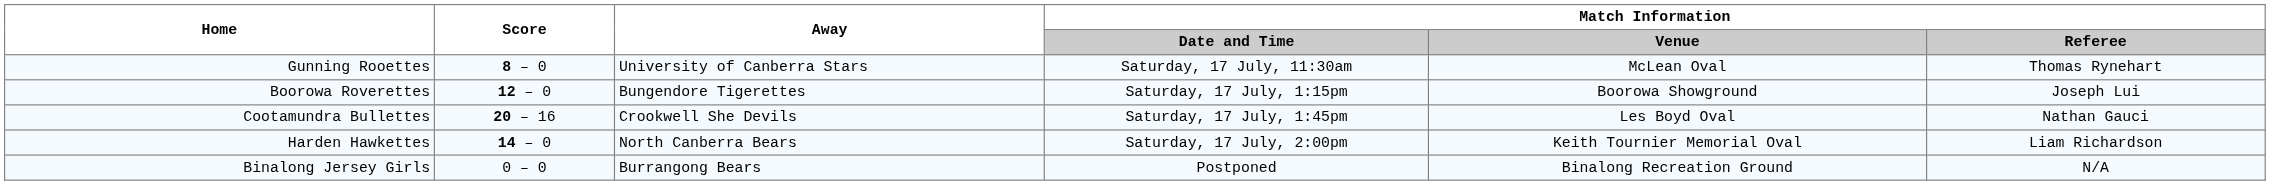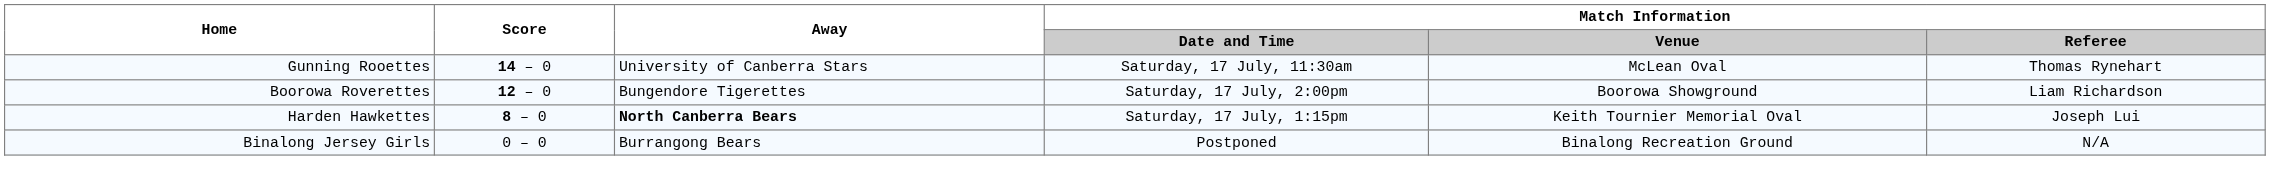(524, 67) 8 – 0 -> (524, 67) 14 – 0
(1237, 92) Saturday, 17 July, 1:15pm -> (1237, 92) Saturday, 17 July, 2:00pm
(2096, 92) Joseph Lui -> (2096, 92) Liam Richardson
- row: (337, 117)
(524, 143) 14 – 0 -> (524, 117) 8 – 0
(708, 143) normal -> (708, 117) bold
(1237, 143) Saturday, 17 July, 2:00pm -> (1237, 117) Saturday, 17 July, 1:15pm
(2096, 143) Liam Richardson -> (2096, 117) Joseph Lui
